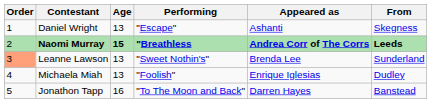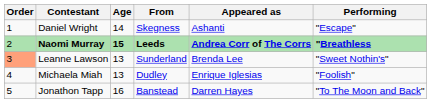columns swapped: (399, 12) <-> (191, 12)
(118, 28) 13 -> (118, 28) 14
